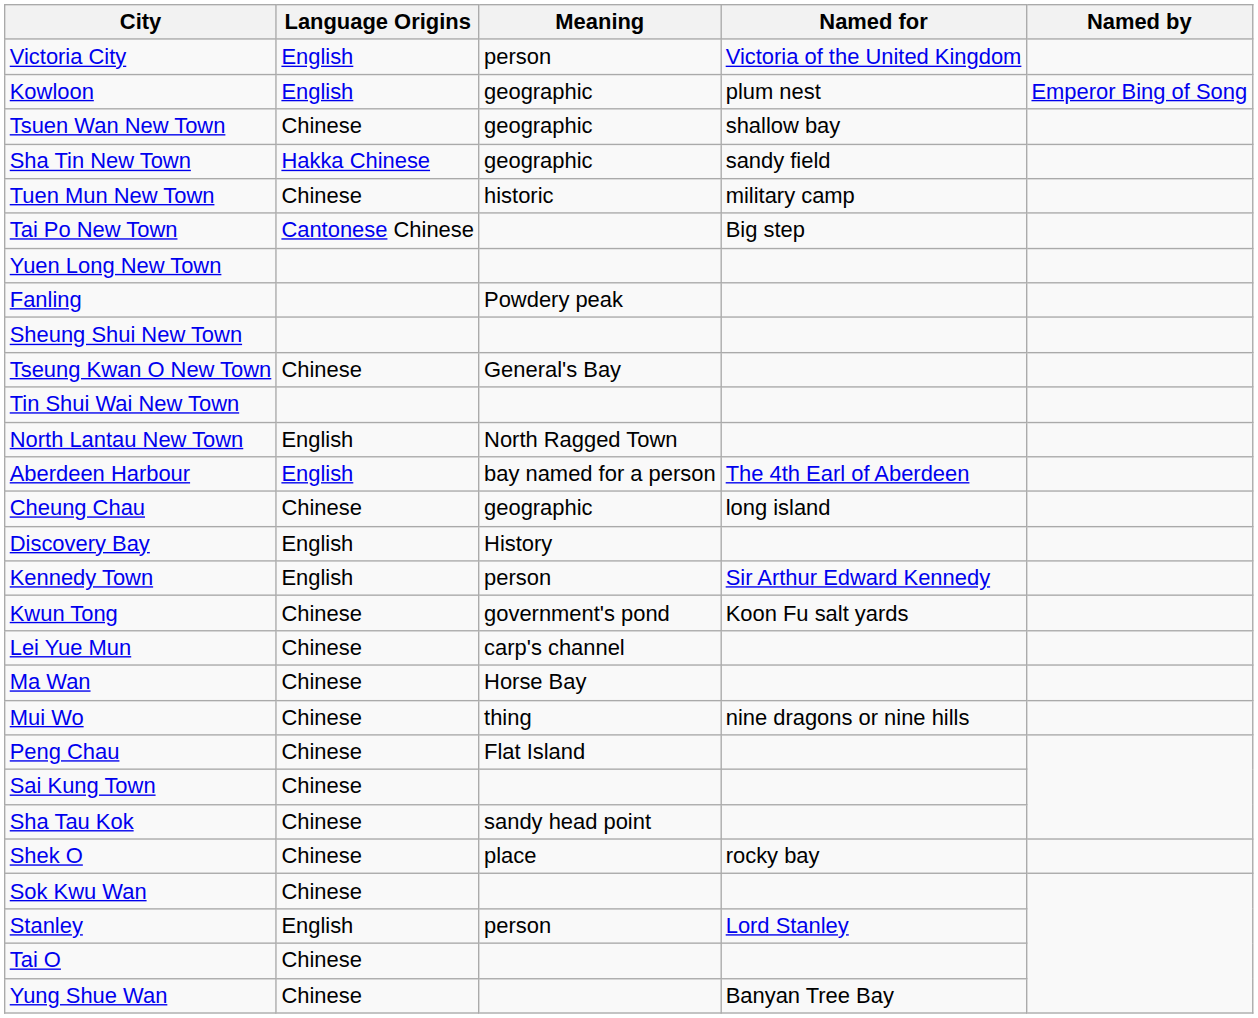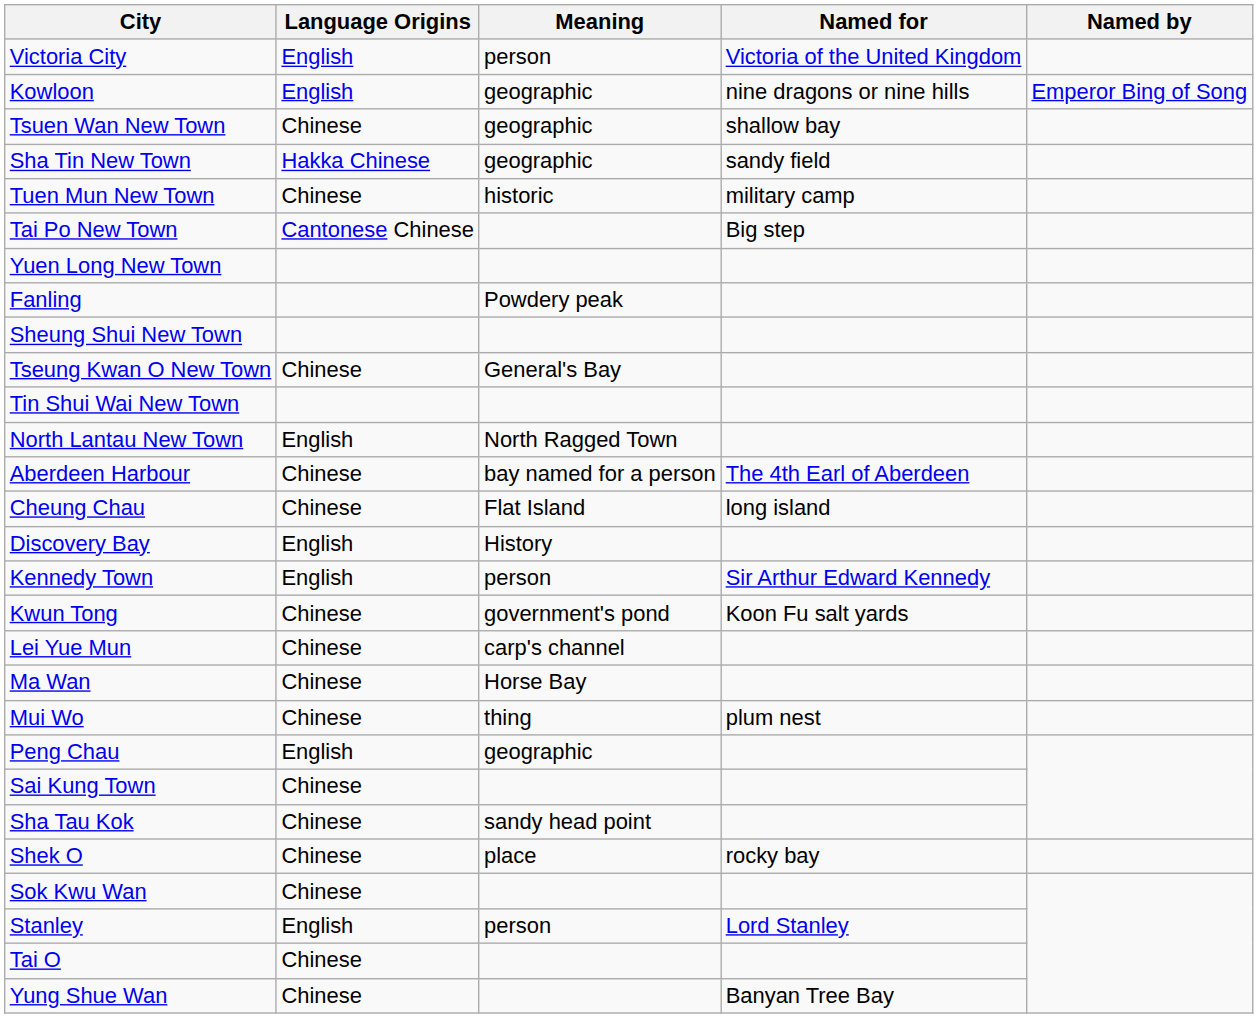(773, 91) plum nest -> (848, 91) nine dragons or nine hills
(317, 473) English -> (322, 473) Chinese
(538, 508) geographic -> (535, 508) Flat Island
(848, 717) nine dragons or nine hills -> (773, 717) plum nest
(322, 751) Chinese -> (317, 751) English
(535, 751) Flat Island -> (538, 751) geographic
